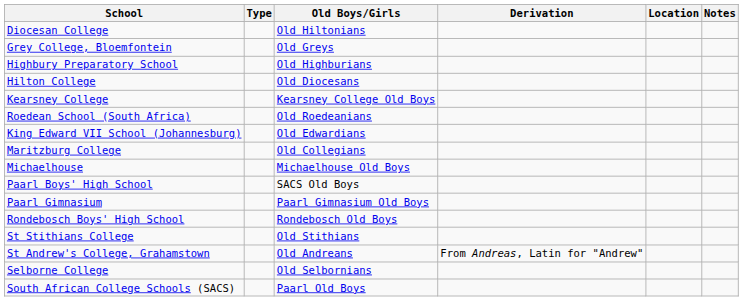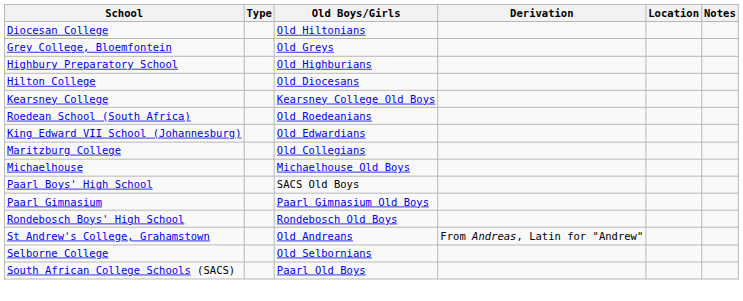- row: (70, 236)
